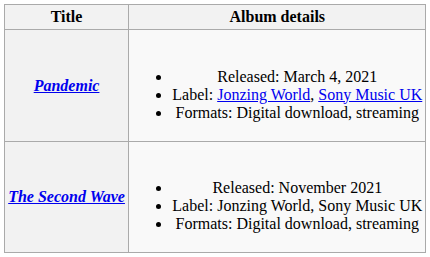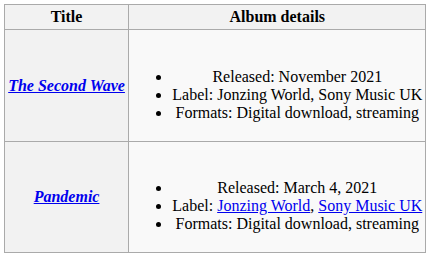rows swapped: (67, 85) <-> (67, 196)
